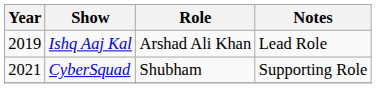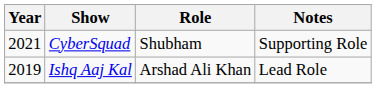rows swapped: (90, 43) <-> (90, 69)
